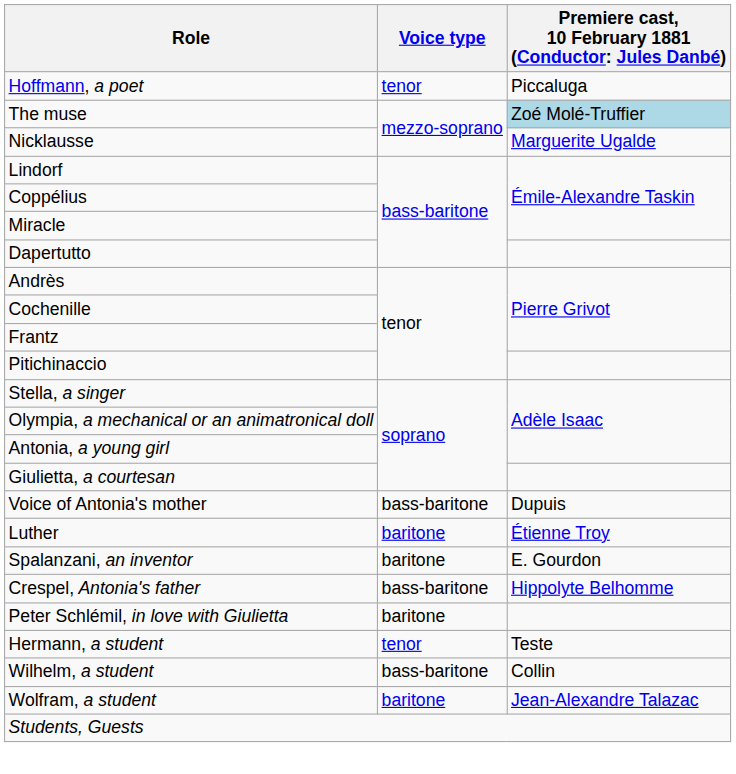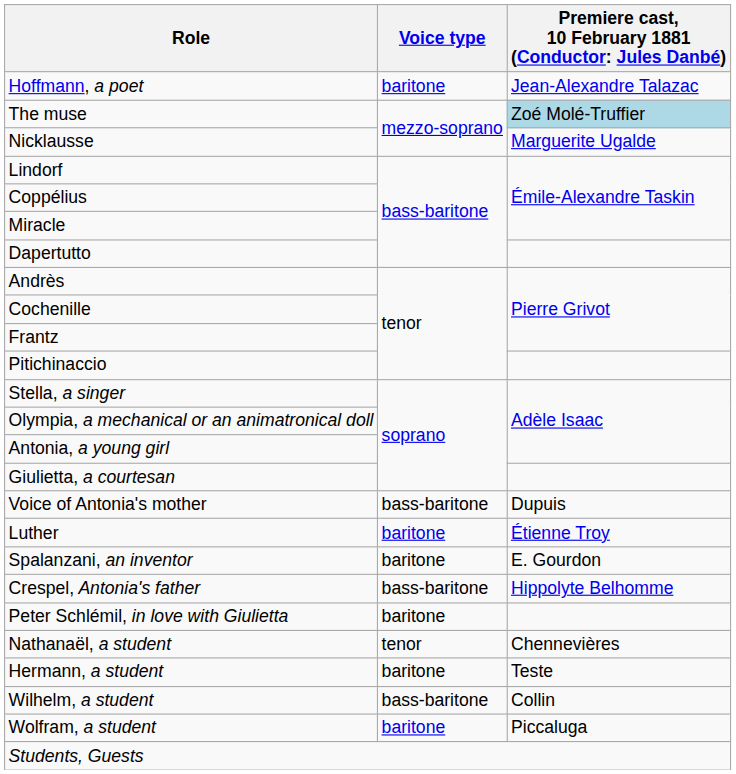(402, 85) tenor -> (413, 85) baritone
(549, 85) Piccaluga -> (605, 85) Jean-Alexandre Talazac
+ row: (90, 644)
(402, 644) tenor -> (413, 672) baritone
(605, 700) Jean-Alexandre Talazac -> (549, 727) Piccaluga
